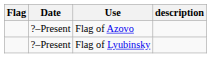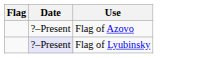- column: (180, 12)
(51, 45) no background -> (51, 45) lavender background
